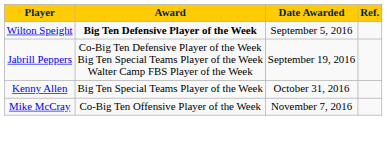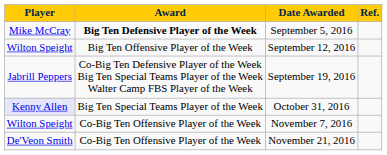(40, 30) Wilton Speight -> (40, 30) Mike McCray
+ row: (312, 47)
(40, 89) no background -> (40, 106) lavender background
(40, 106) Mike McCray -> (40, 123) Wilton Speight
+ row: (312, 141)
